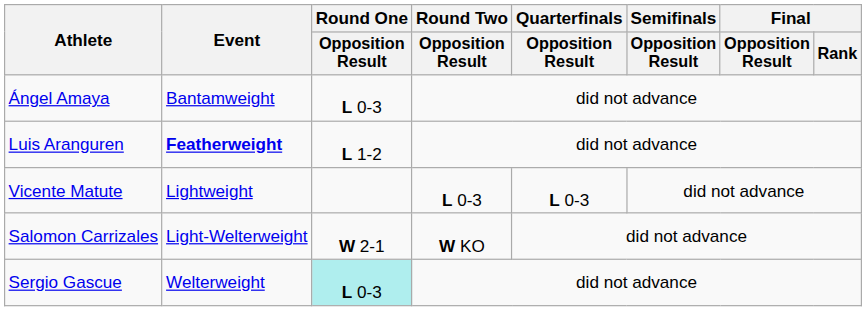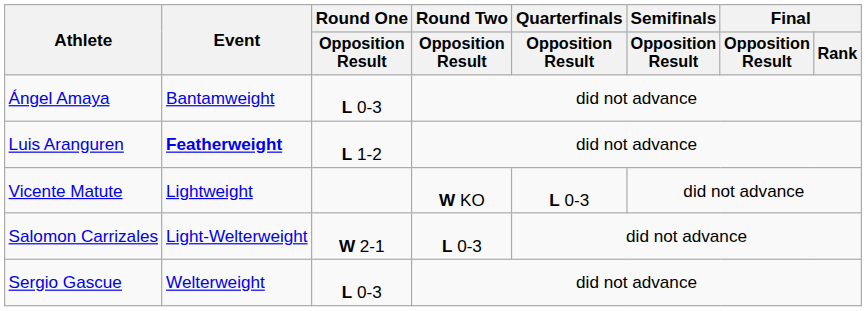(462, 200) L 0-3 -> (462, 200) W KO
(462, 246) W KO -> (462, 246) L 0-3
(362, 292) paleturquoise background -> (362, 292) no background
